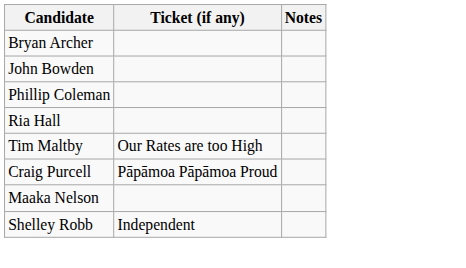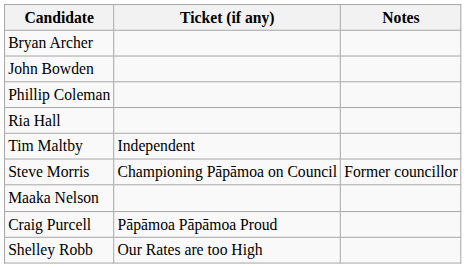(190, 146) Our Rates are too High -> (156, 146) Independent
+ row: (49, 172)
rows swapped: (54, 198) <-> (50, 172)
(156, 224) Independent -> (190, 249) Our Rates are too High
